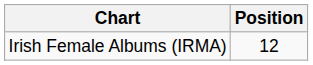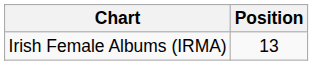(269, 45) 12 -> (269, 45) 13
